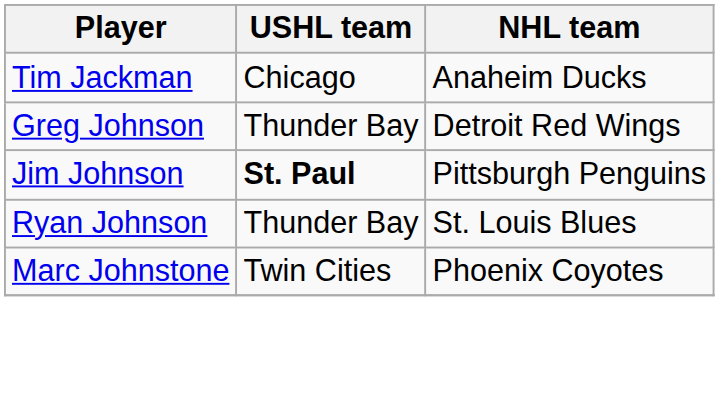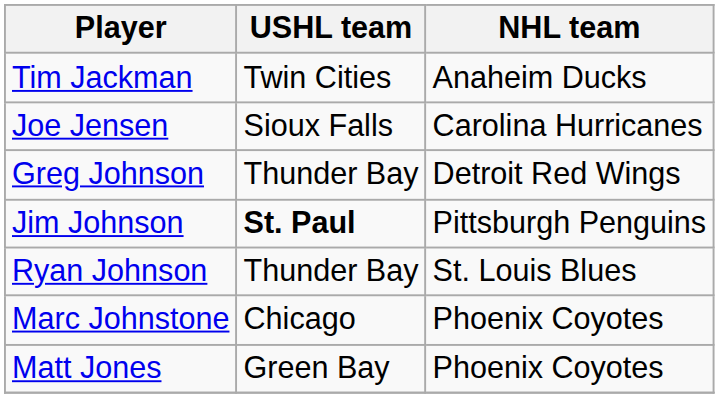(300, 77) Chicago -> (317, 77) Twin Cities
+ row: (90, 125)
(317, 271) Twin Cities -> (300, 319) Chicago
+ row: (87, 367)
